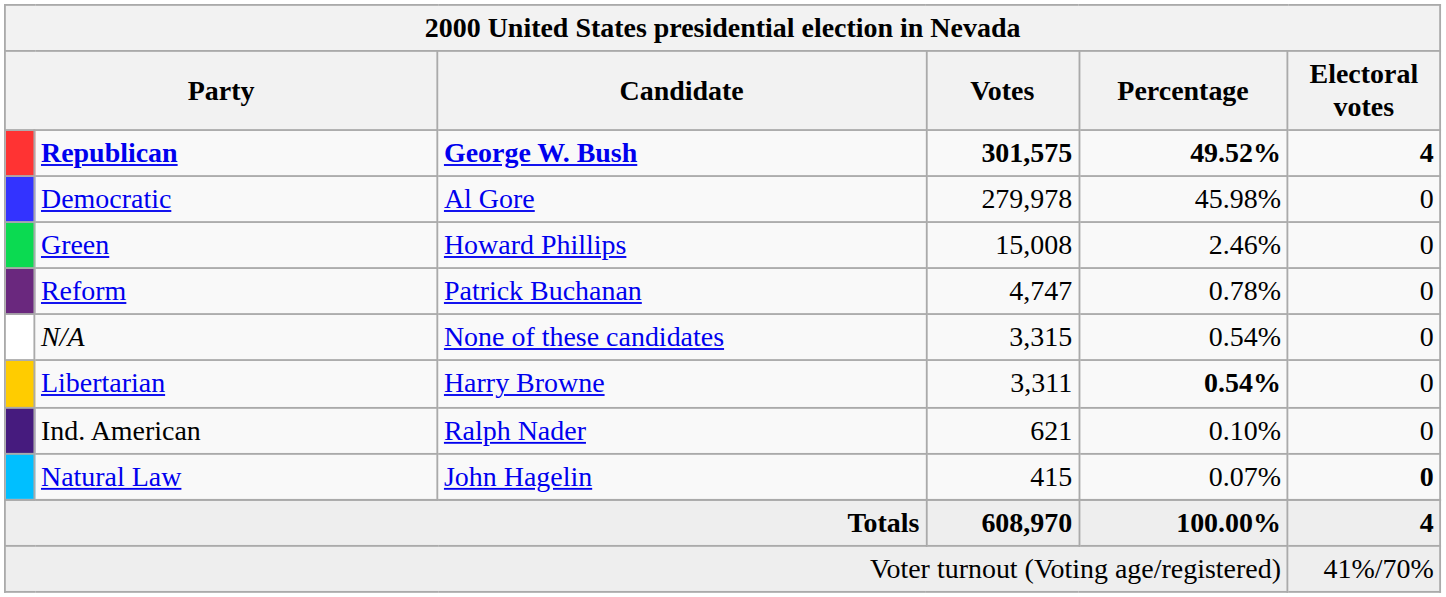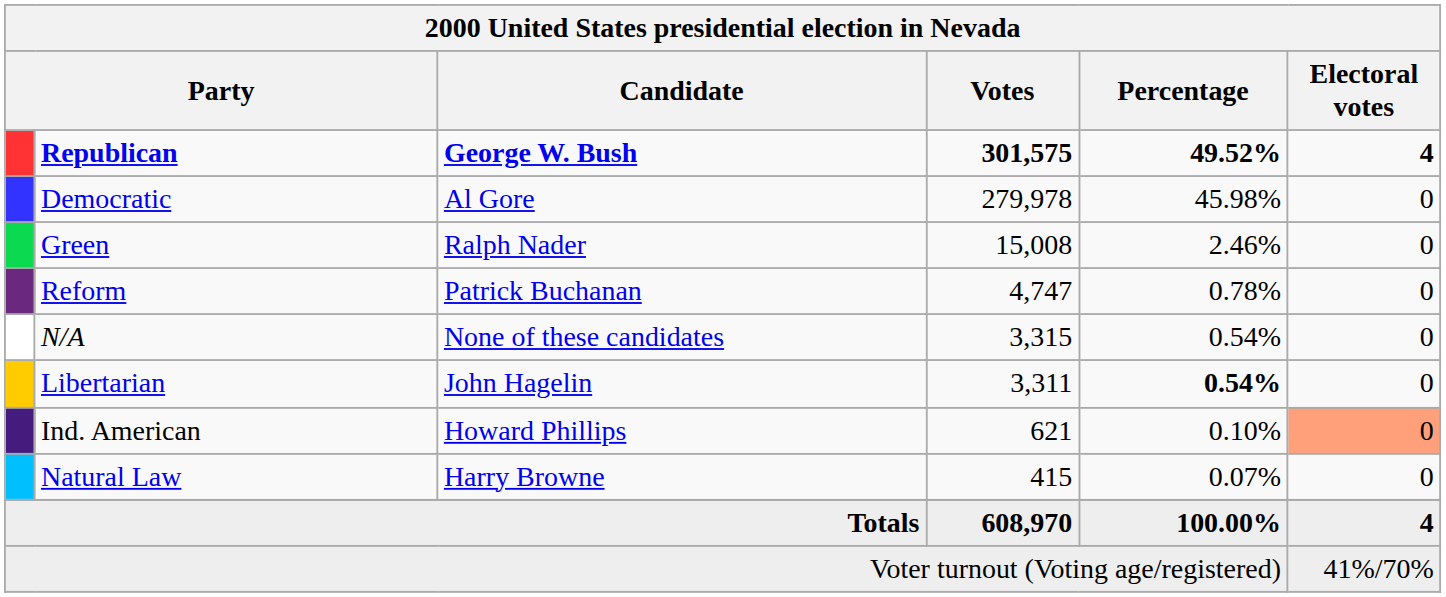(535, 245) Howard Phillips -> (515, 245) Ralph Nader
(524, 383) Harry Browne -> (518, 383) John Hagelin
(515, 429) Ralph Nader -> (535, 429) Howard Phillips
(1427, 429) no background -> (1427, 429) lightsalmon background
(518, 475) John Hagelin -> (524, 475) Harry Browne
(1427, 475) bold -> (1427, 475) normal
